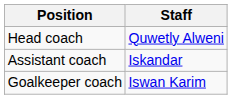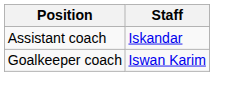- row: (45, 37)
